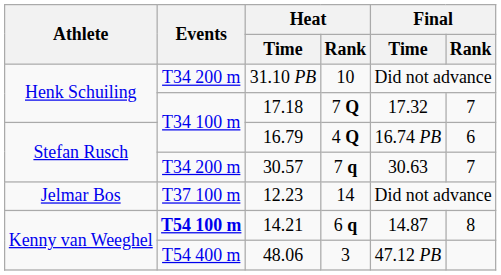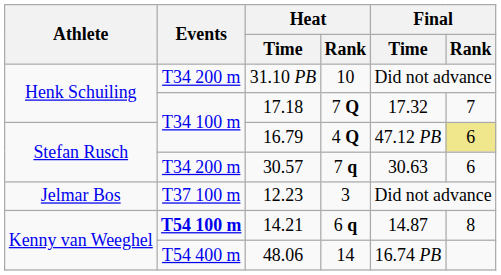(408, 137) 16.74 PB -> (408, 137) 47.12 PB
(471, 137) no background -> (471, 137) khaki background
(471, 166) 7 -> (471, 166) 6
(345, 196) 14 -> (345, 196) 3
(345, 255) 3 -> (345, 255) 14
(408, 255) 47.12 PB -> (408, 255) 16.74 PB
